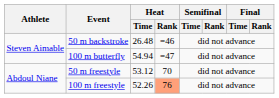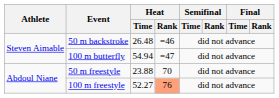(143, 71) 53.12 -> (143, 71) 23.88
(143, 86) 52.26 -> (143, 86) 52.27
